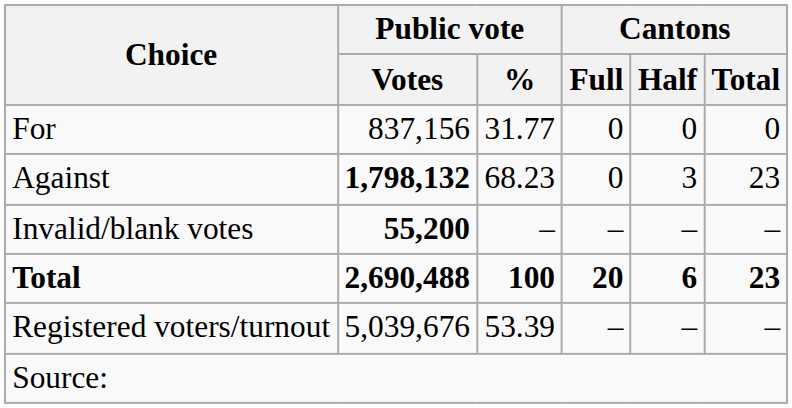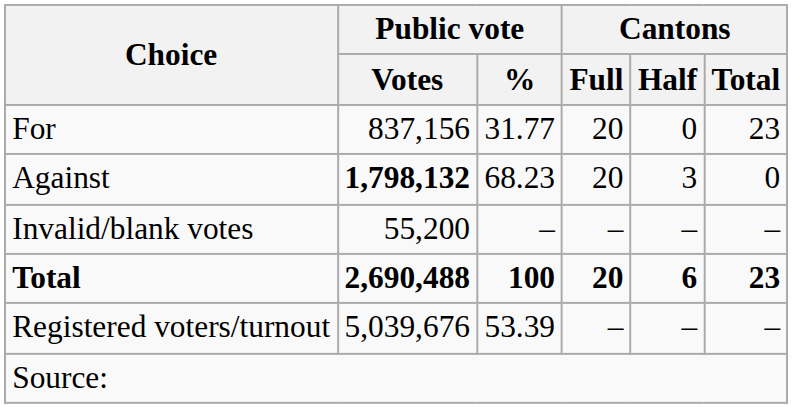(616, 128) 0 -> (608, 128) 20
(772, 128) 0 -> (765, 128) 23
(616, 178) 0 -> (608, 178) 20
(765, 178) 23 -> (772, 178) 0
(427, 228) bold -> (427, 228) normal
